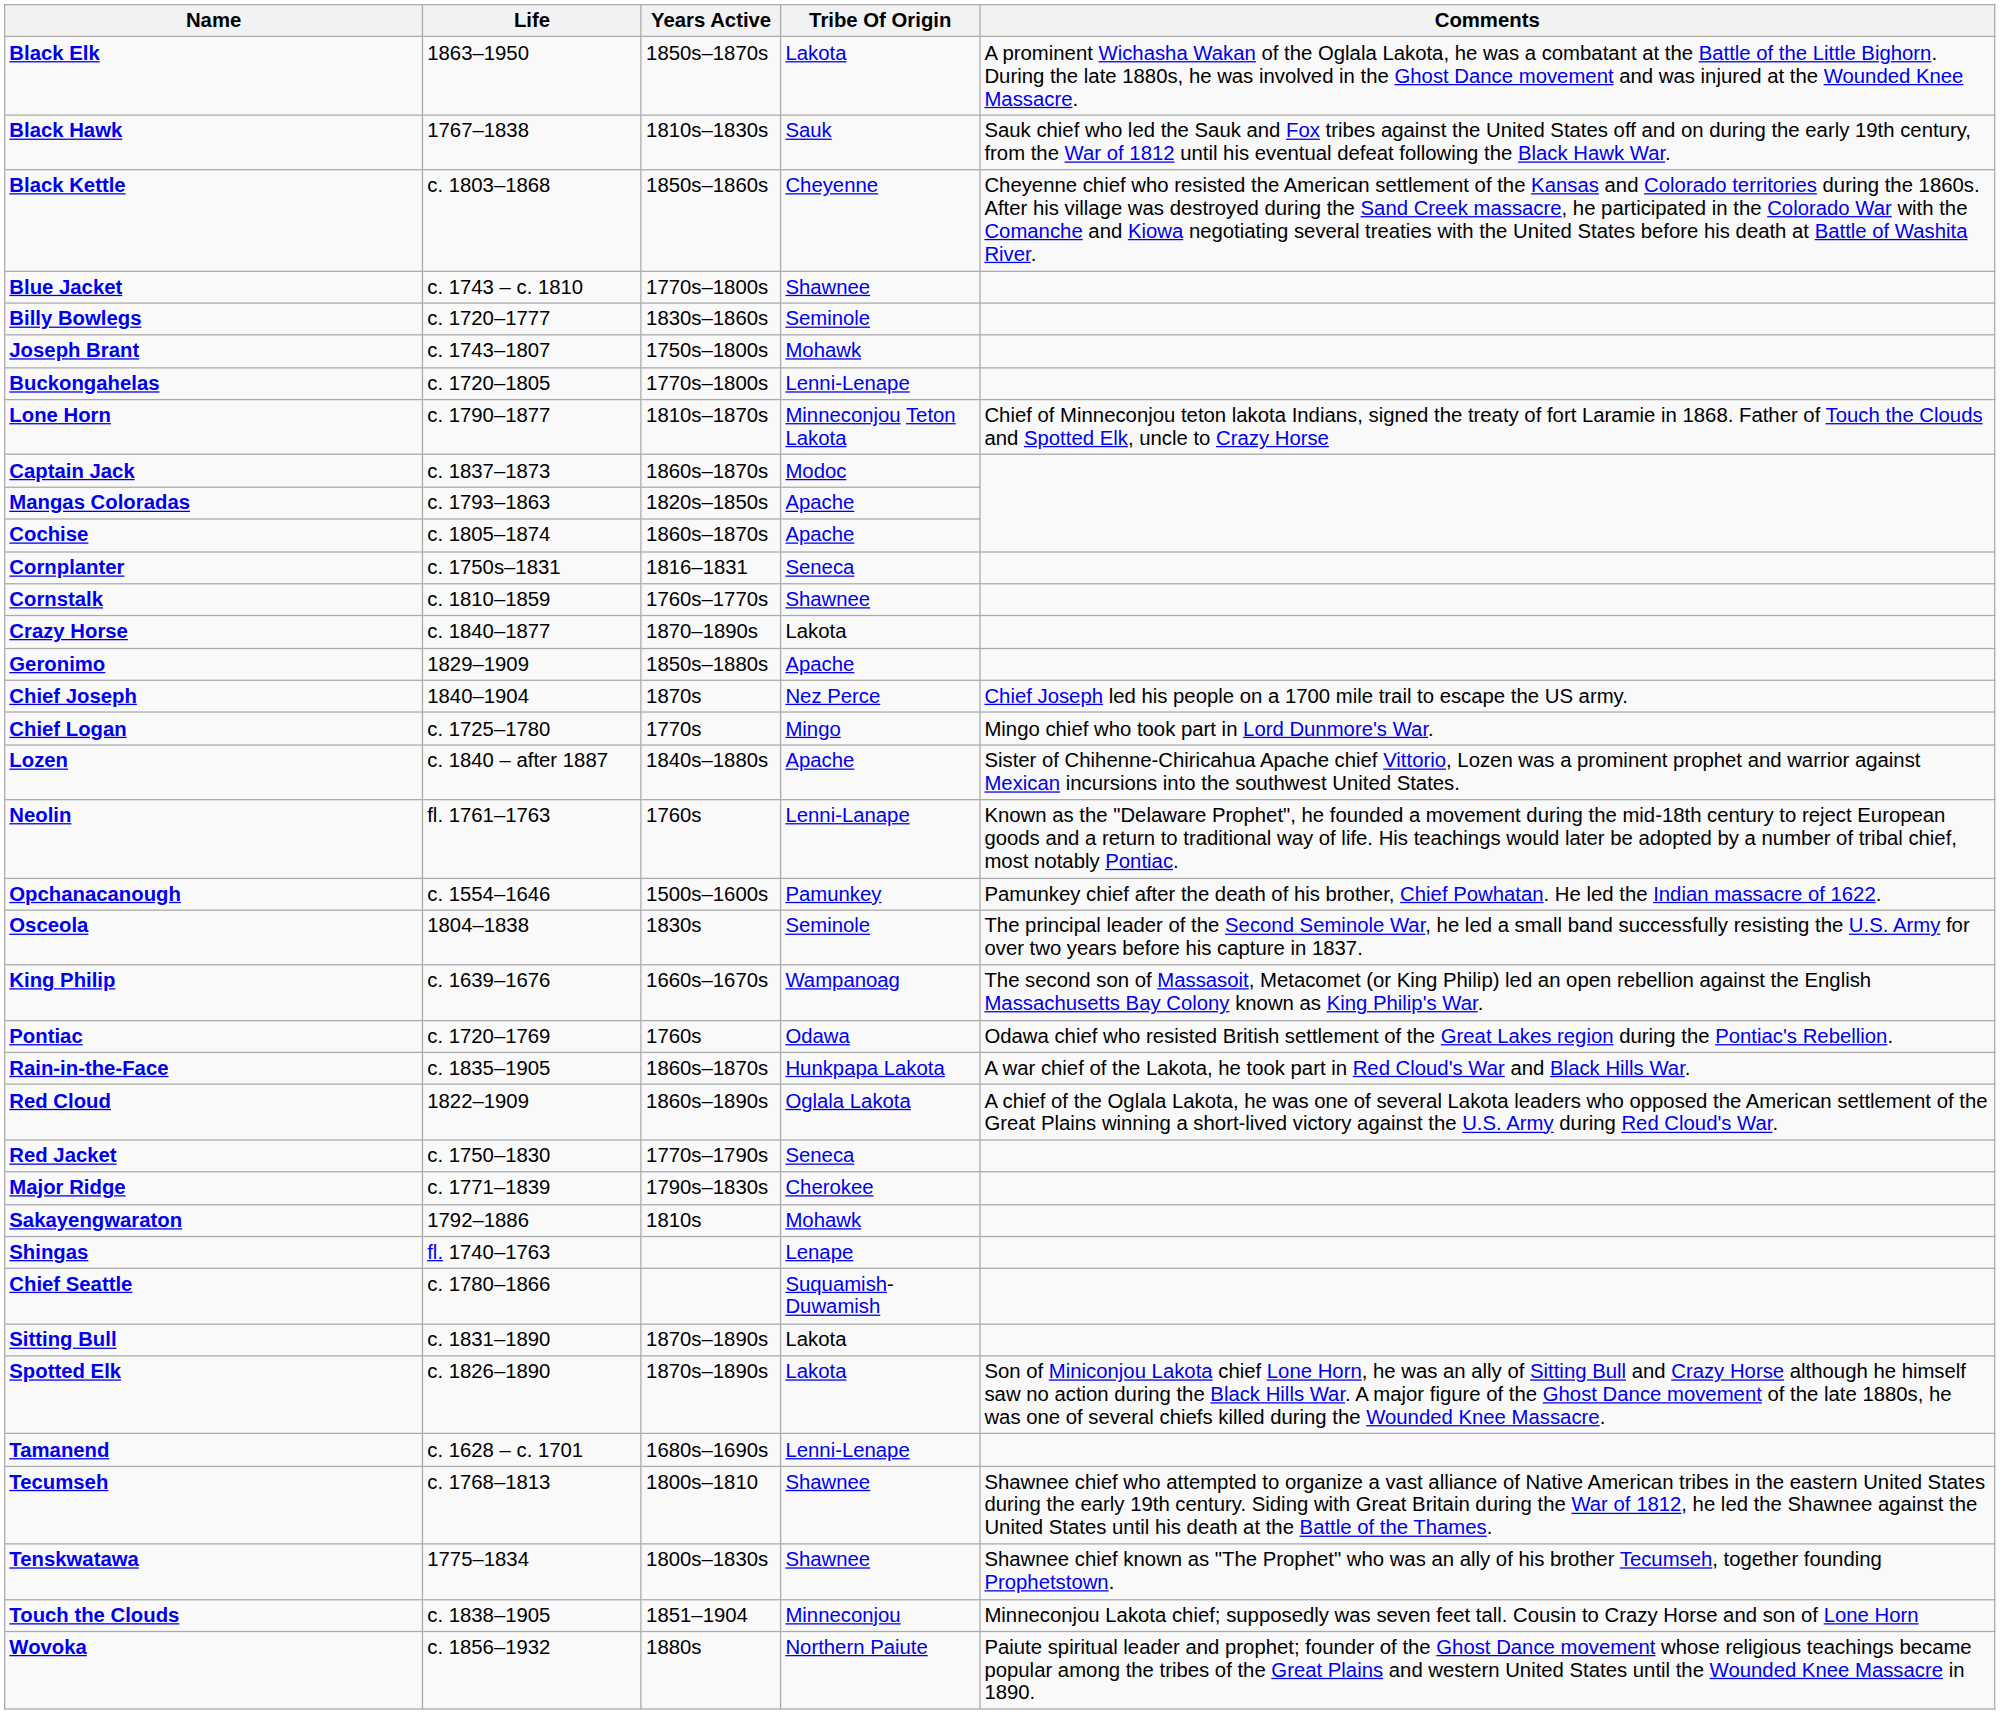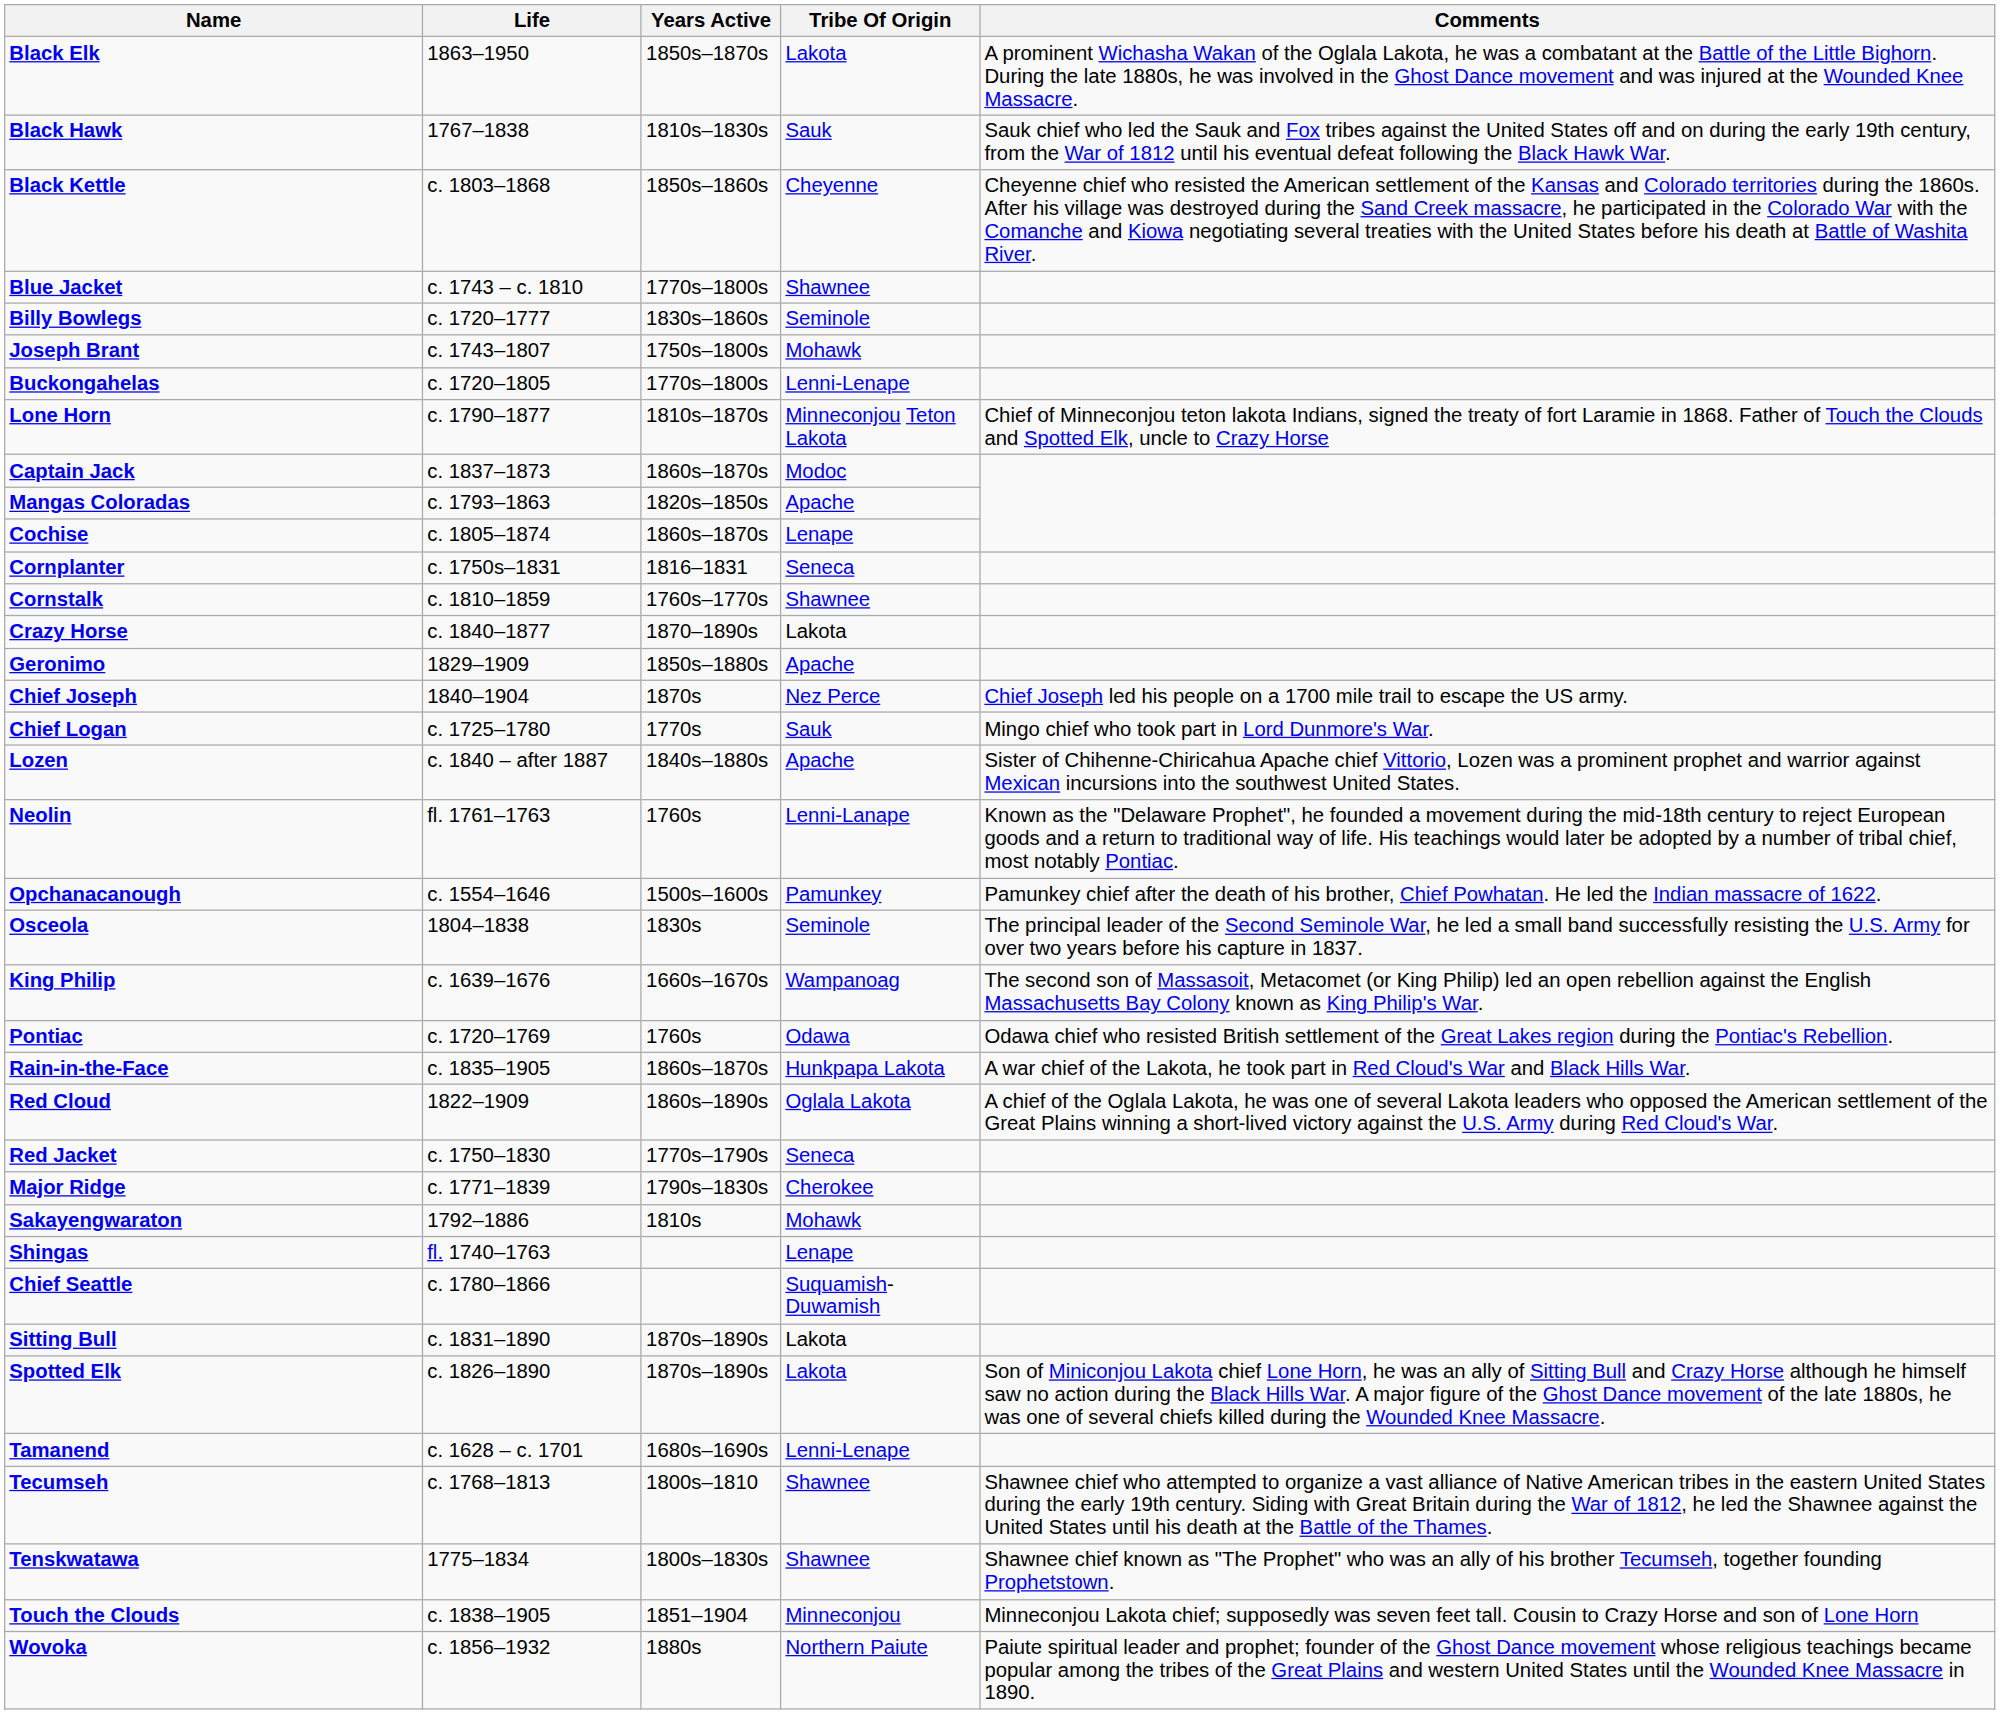(820, 535) Apache -> (819, 535) Lenape
(813, 728) Mingo -> (809, 728) Sauk
